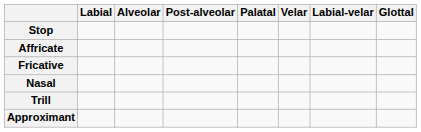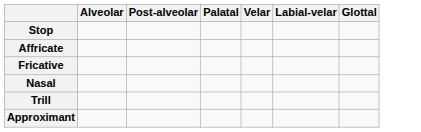- column: (96, 13)
